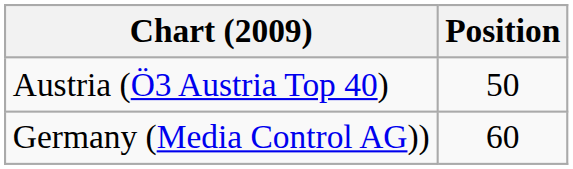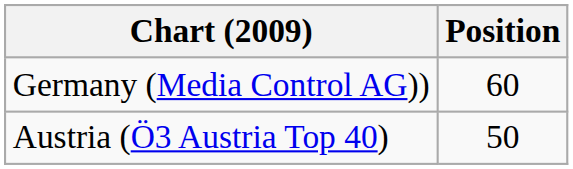rows swapped: (201, 84) <-> (221, 137)
